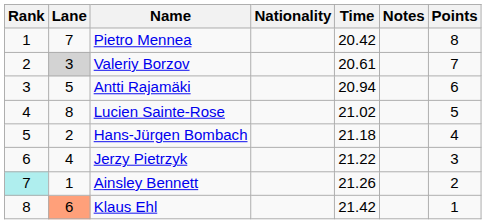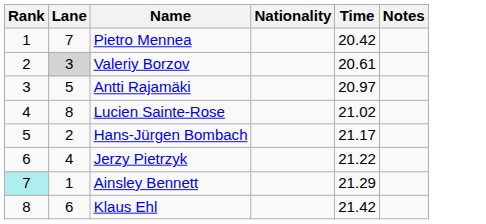- column: (455, 16)
(357, 87) 20.94 -> (357, 87) 20.97
(357, 135) 21.18 -> (357, 135) 21.17
(357, 183) 21.26 -> (357, 183) 21.29
(69, 207) lightsalmon background -> (69, 207) no background
